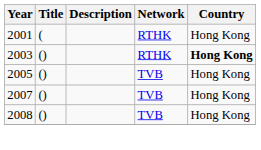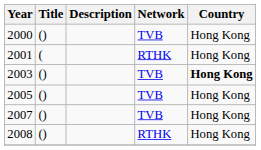+ row: (20, 34)
(154, 54) RTHK -> (150, 74) TVB
(150, 114) TVB -> (154, 134) RTHK
